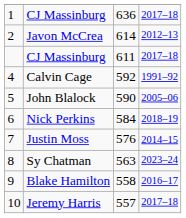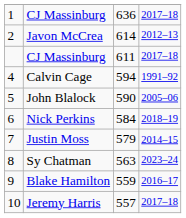(126, 77) 592 -> (126, 77) 594
(126, 139) 576 -> (126, 139) 579
(126, 181) 558 -> (126, 181) 559
